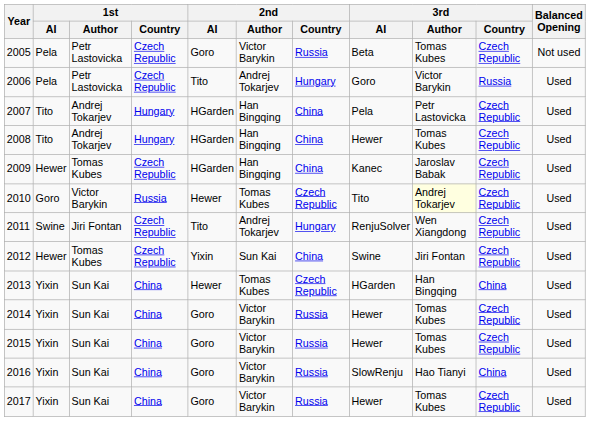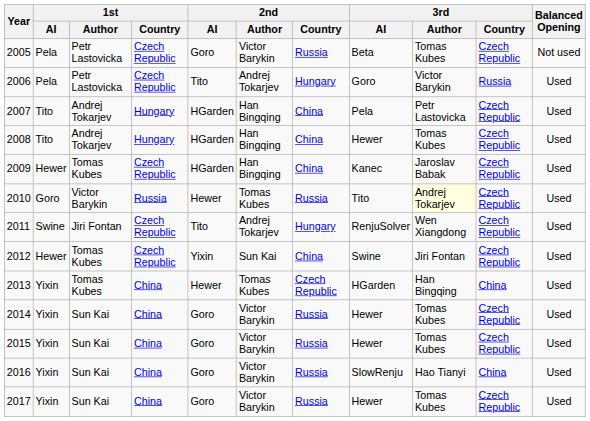(316, 198) Czech Republic -> (311, 198) Russia
(90, 285) Sun Kai -> (87, 285) Tomas Kubes
